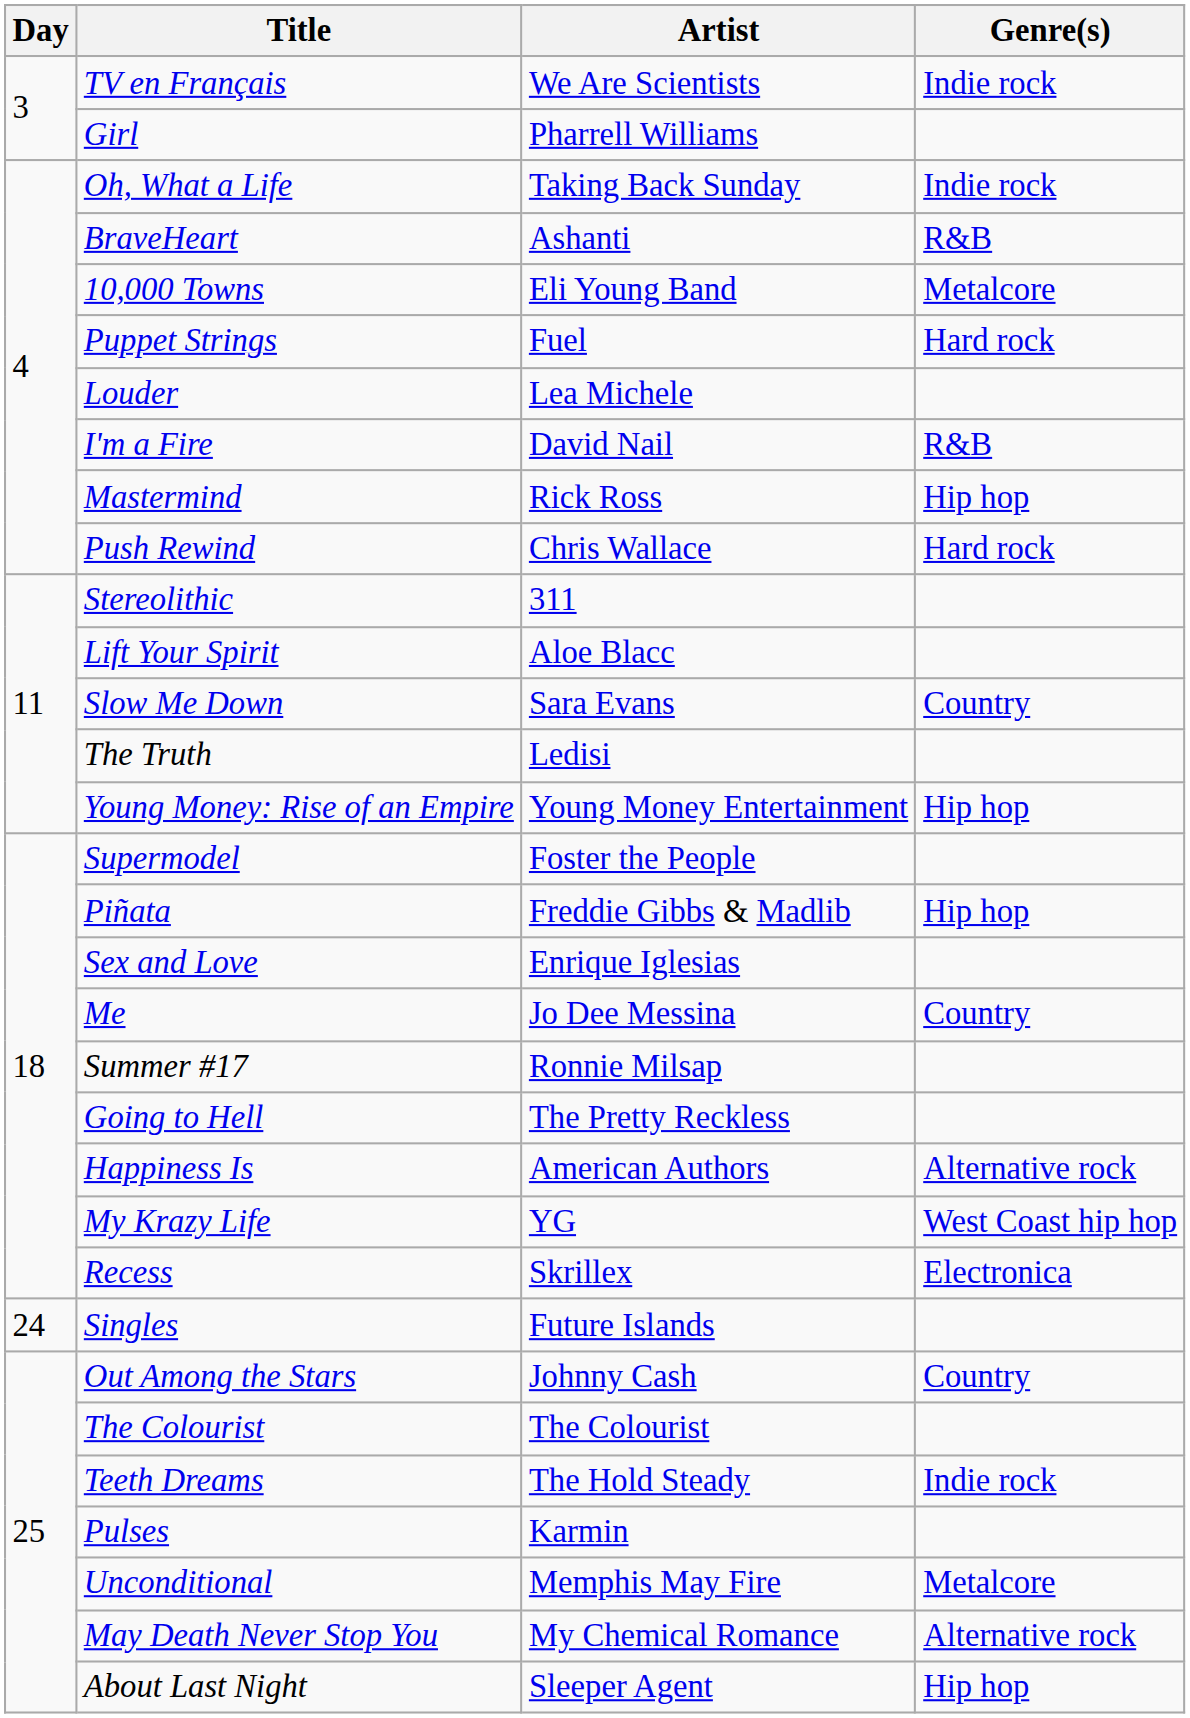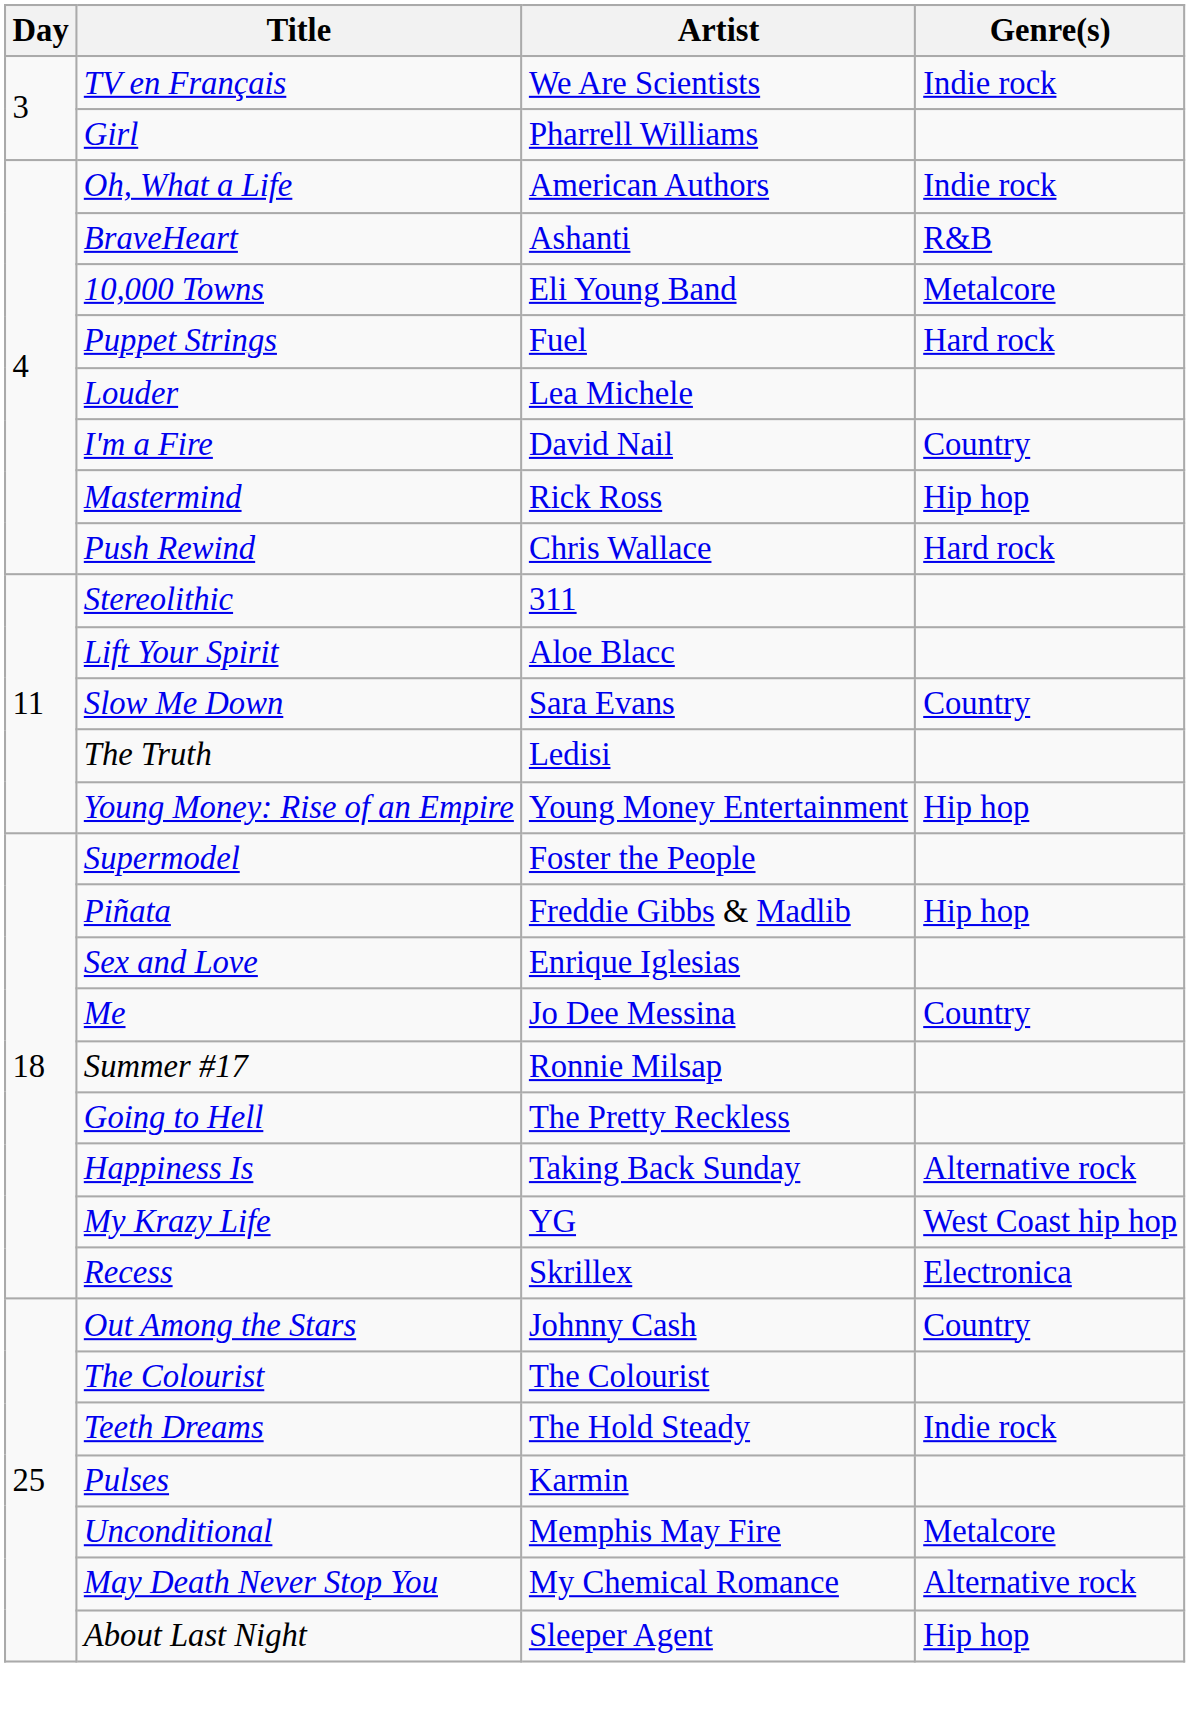(665, 185) Taking Back Sunday -> (649, 185) American Authors
(958, 444) R&B -> (977, 444) Country
(649, 1169) American Authors -> (665, 1169) Taking Back Sunday
- row: (131, 1324)
